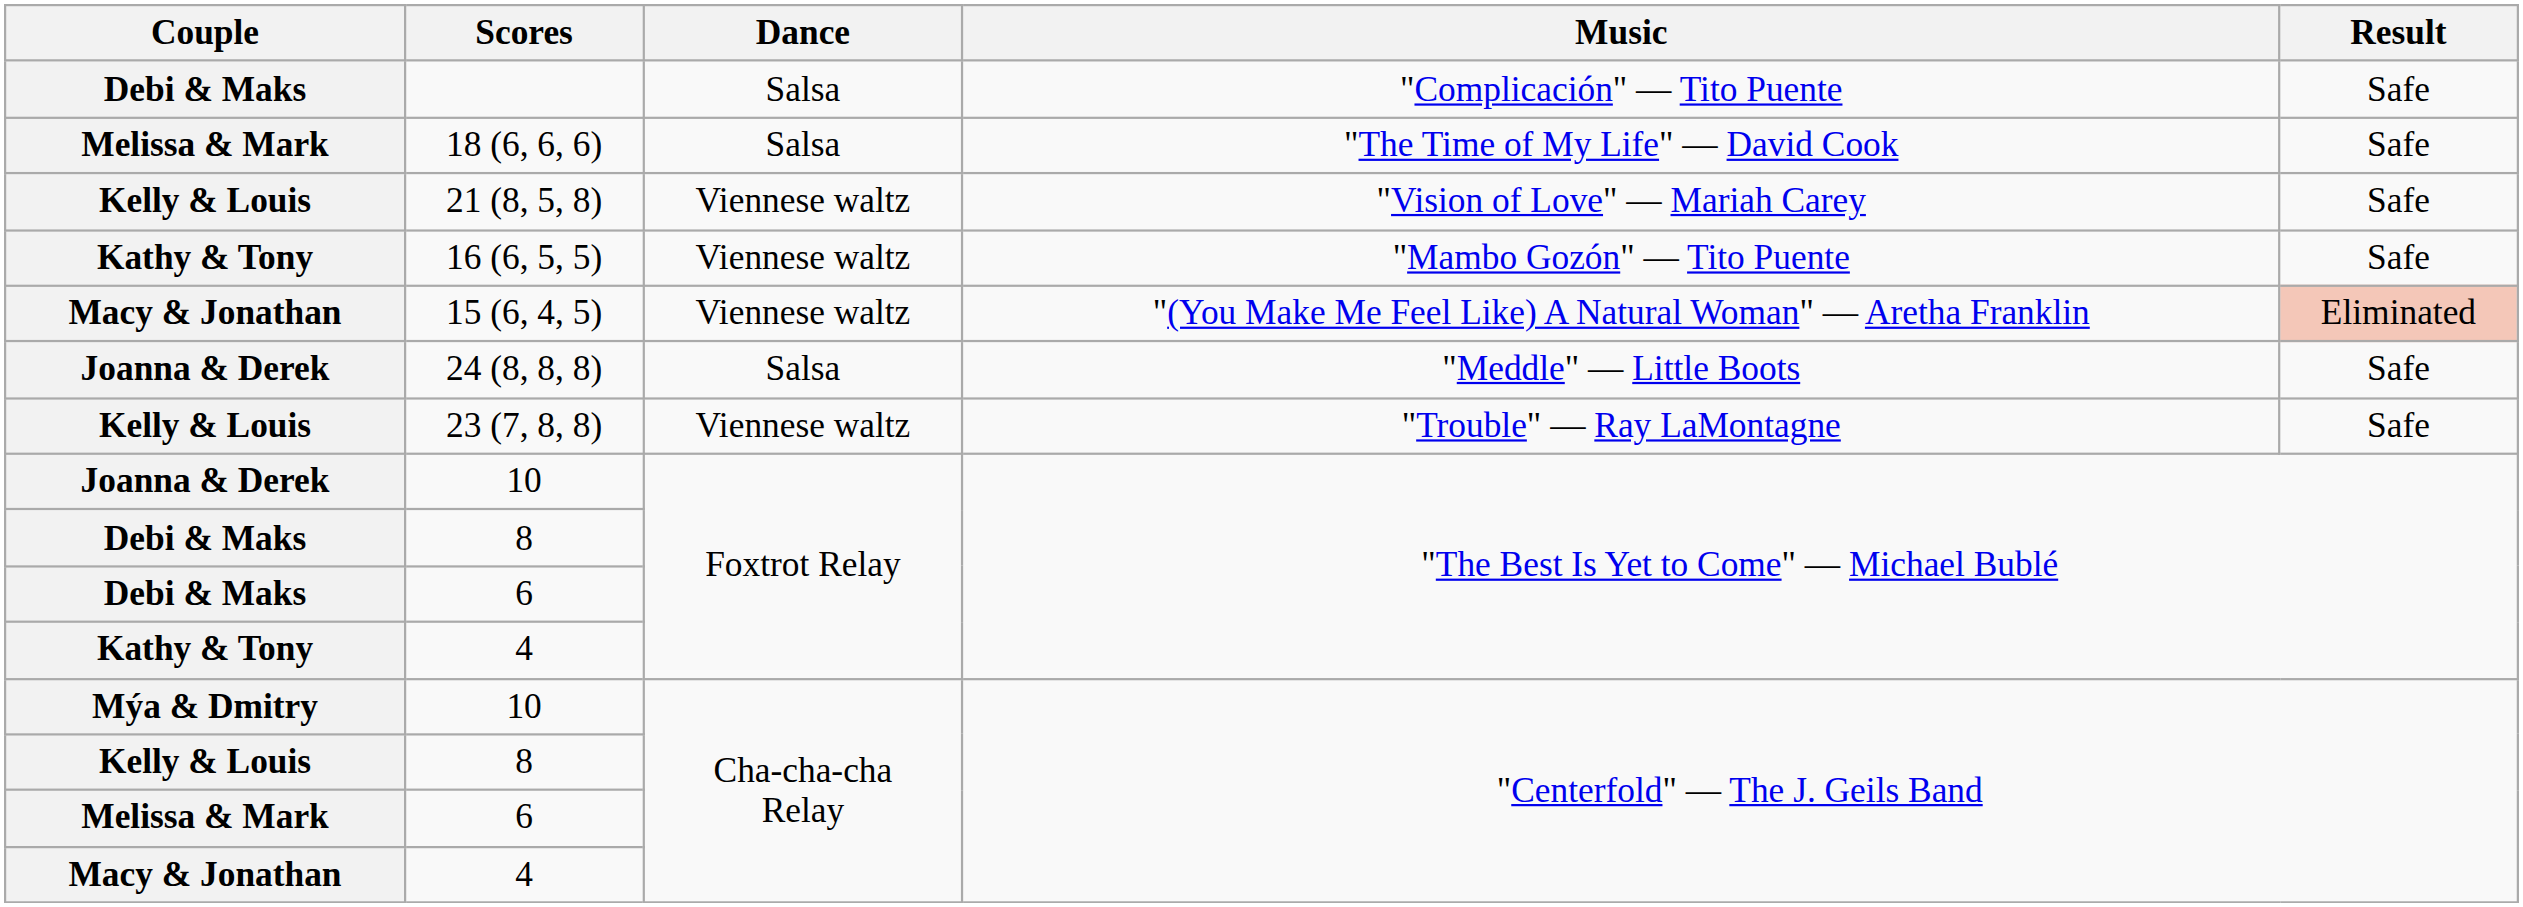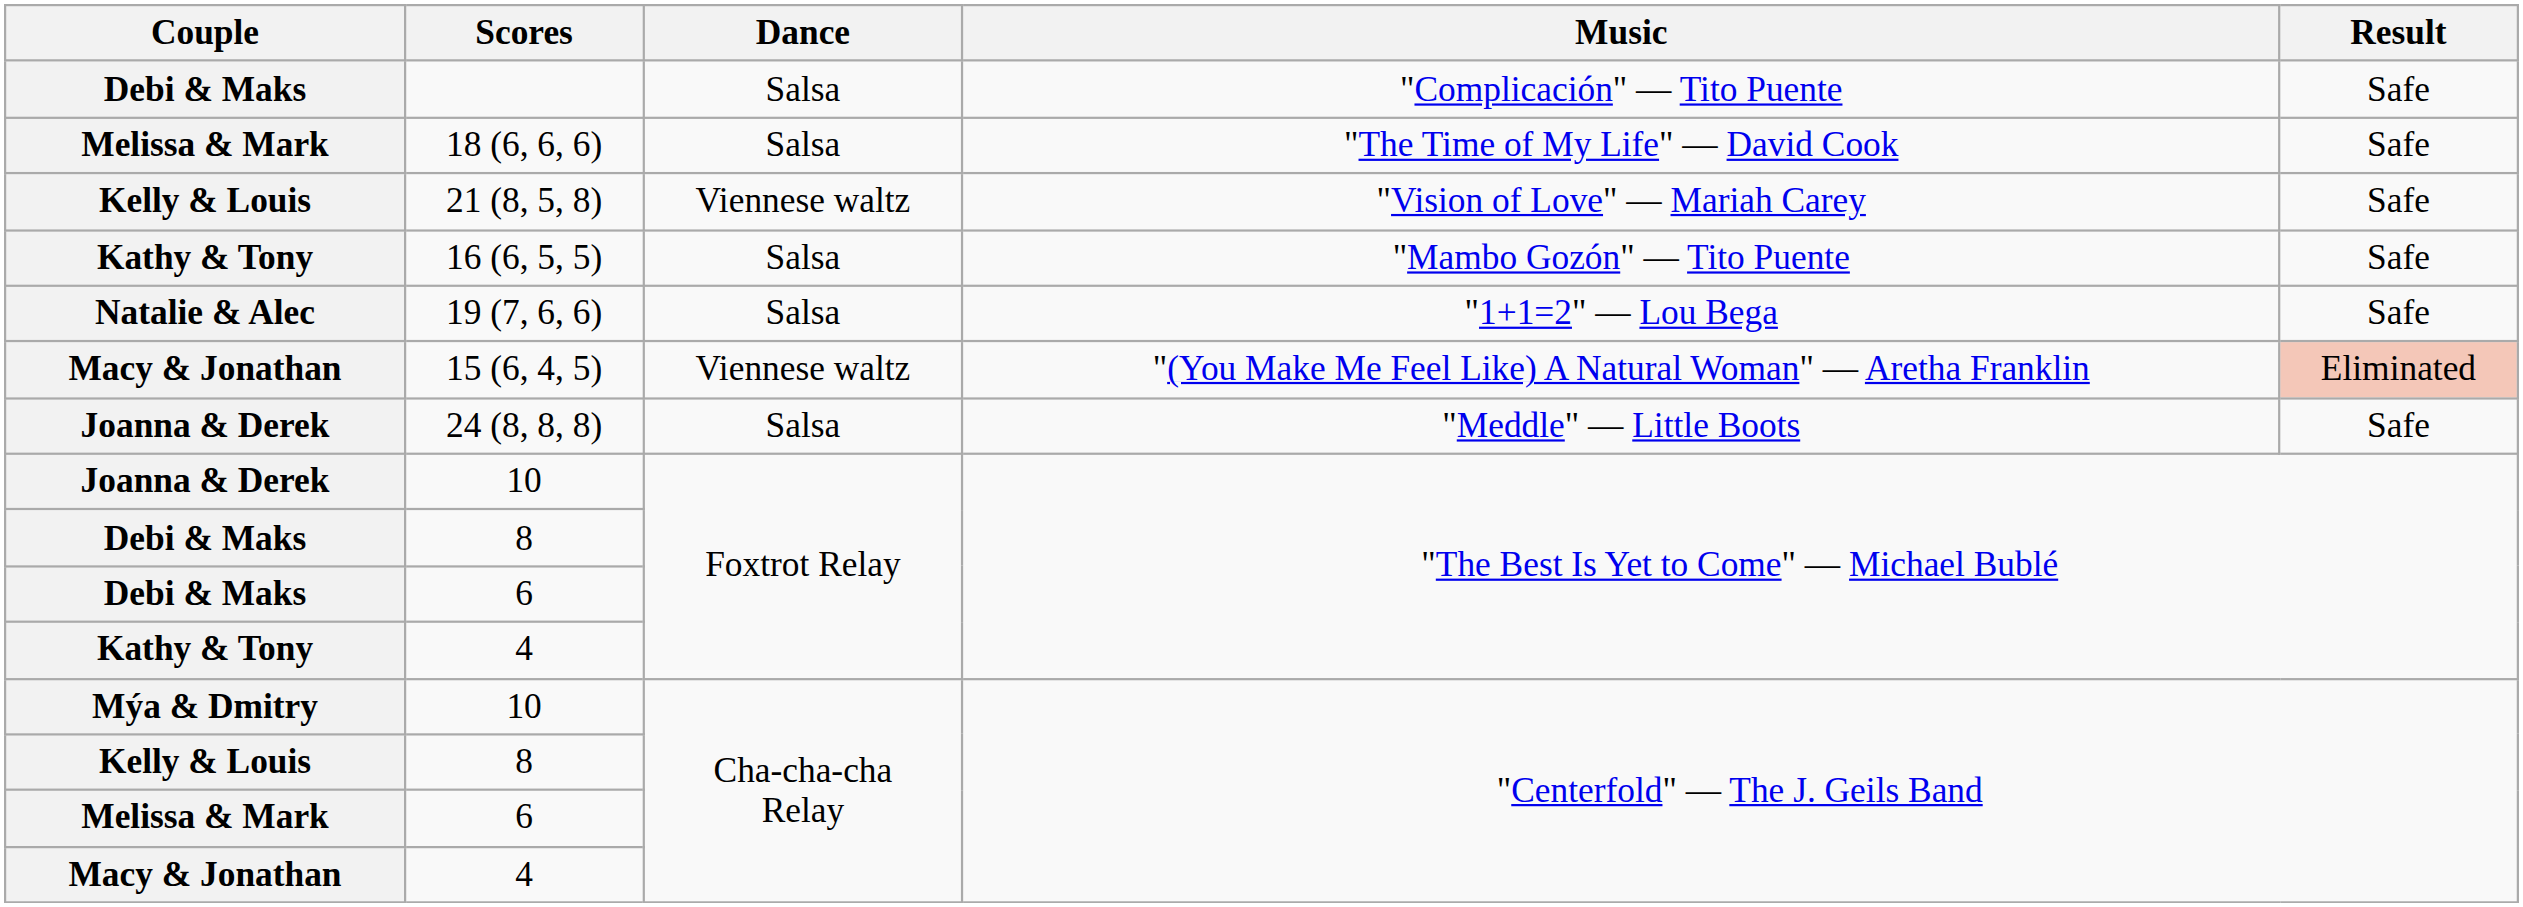(803, 256) Viennese waltz -> (803, 256) Salsa
+ row: (524, 312)
- row: (524, 425)
